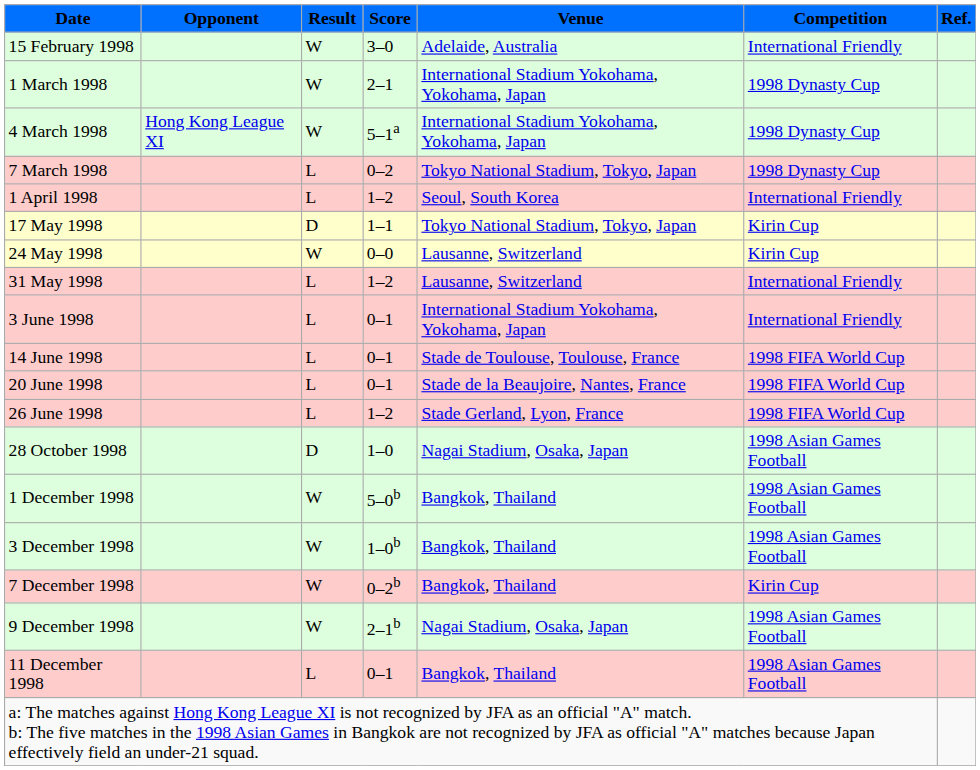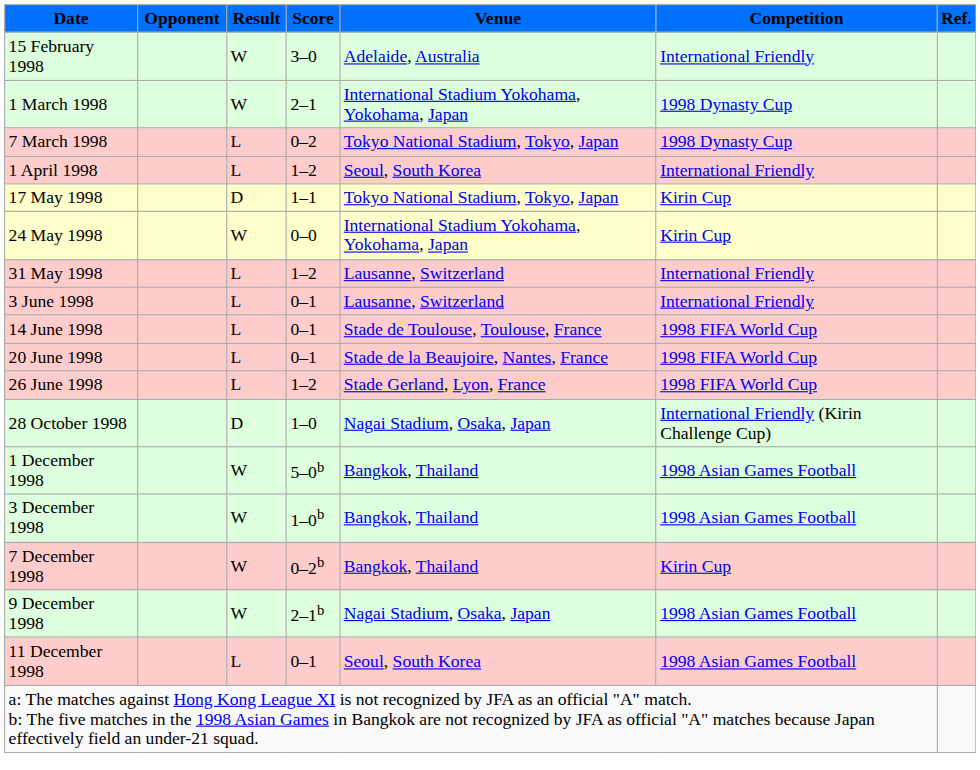- row: (58, 131)
(502, 253) Lausanne, Switzerland -> (462, 235) International Stadium Yokohama, Yokohama, Japan
(540, 319) International Stadium Yokohama, Yokohama, Japan -> (424, 301) Lausanne, Switzerland
(814, 450) 1998 Asian Games Football -> (761, 422) International Friendly (Kirin Challenge Cup)
(489, 674) Bangkok, Thailand -> (412, 661) Seoul, South Korea
